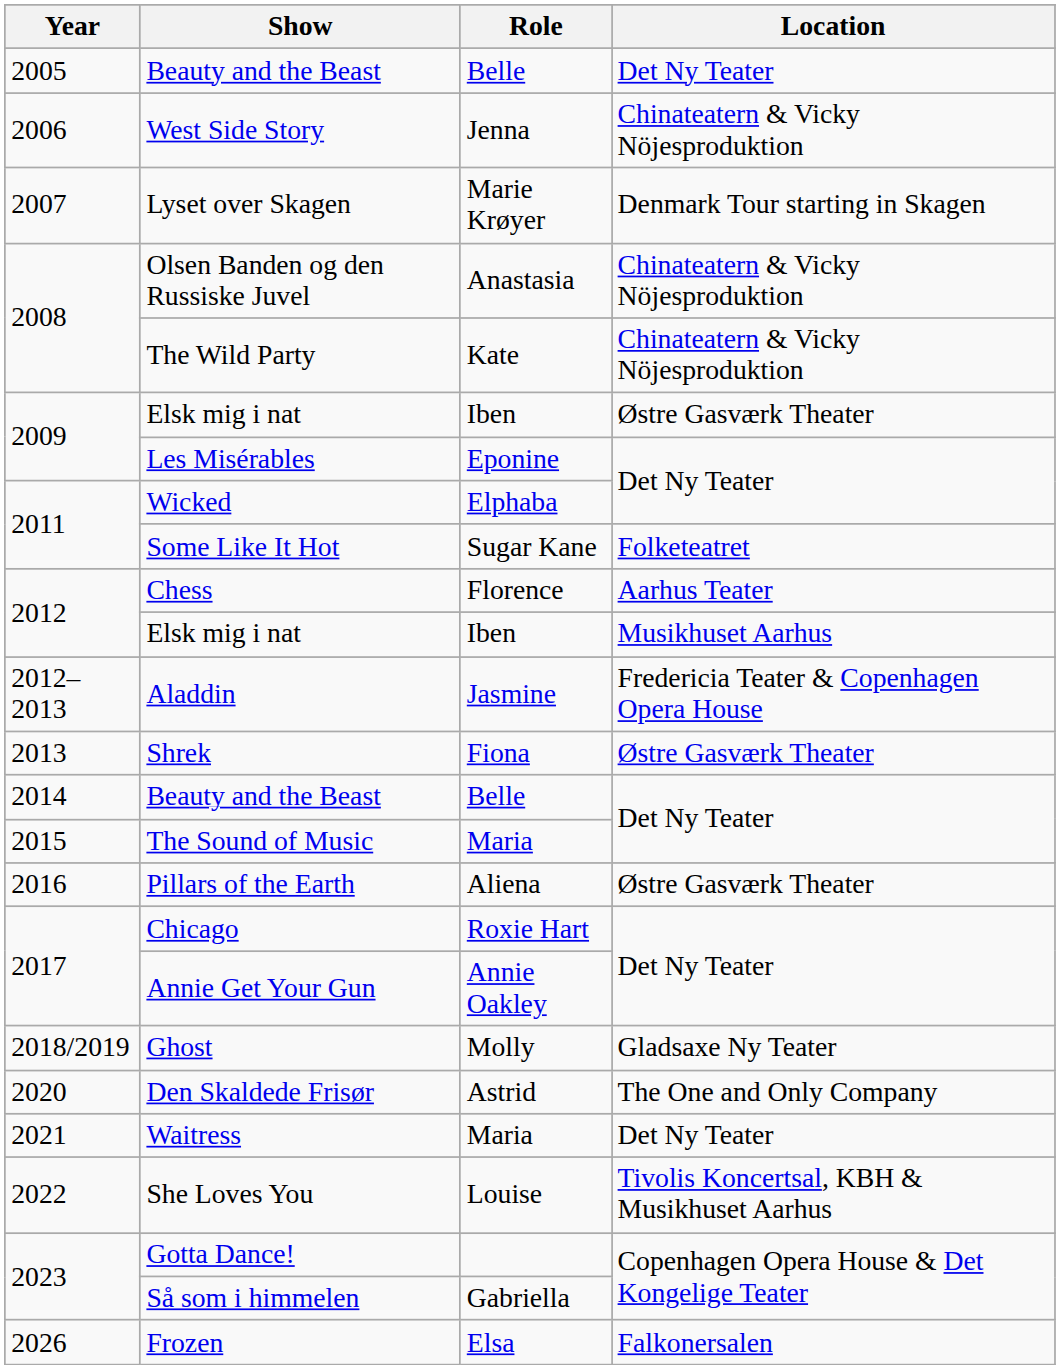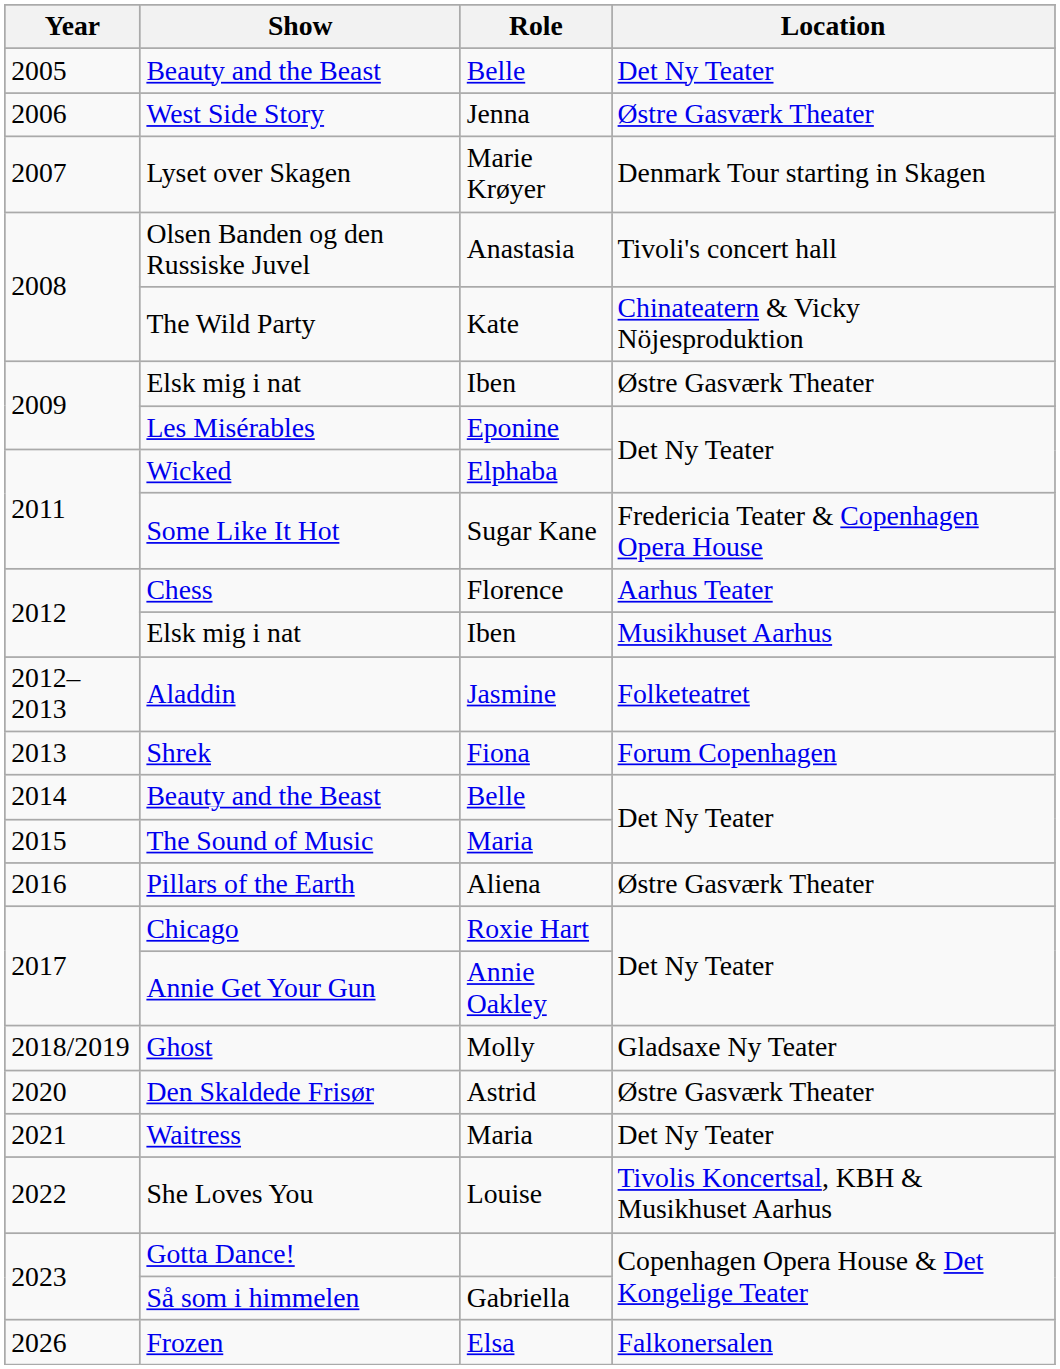(739, 129) Chinateatern & Vicky Nöjesproduktion -> (746, 114) Østre Gasværk Theater
(739, 279) Chinateatern & Vicky Nöjesproduktion -> (727, 248) Tivoli's concert hall
(684, 546) Folketeatret -> (798, 530) Fredericia Teater & Copenhagen Opera House
(798, 693) Fredericia Teater & Copenhagen Opera House -> (684, 693) Folketeatret
(746, 752) Østre Gasværk Theater -> (727, 752) Forum Copenhagen
(778, 1091) The One and Only Company -> (746, 1091) Østre Gasværk Theater
